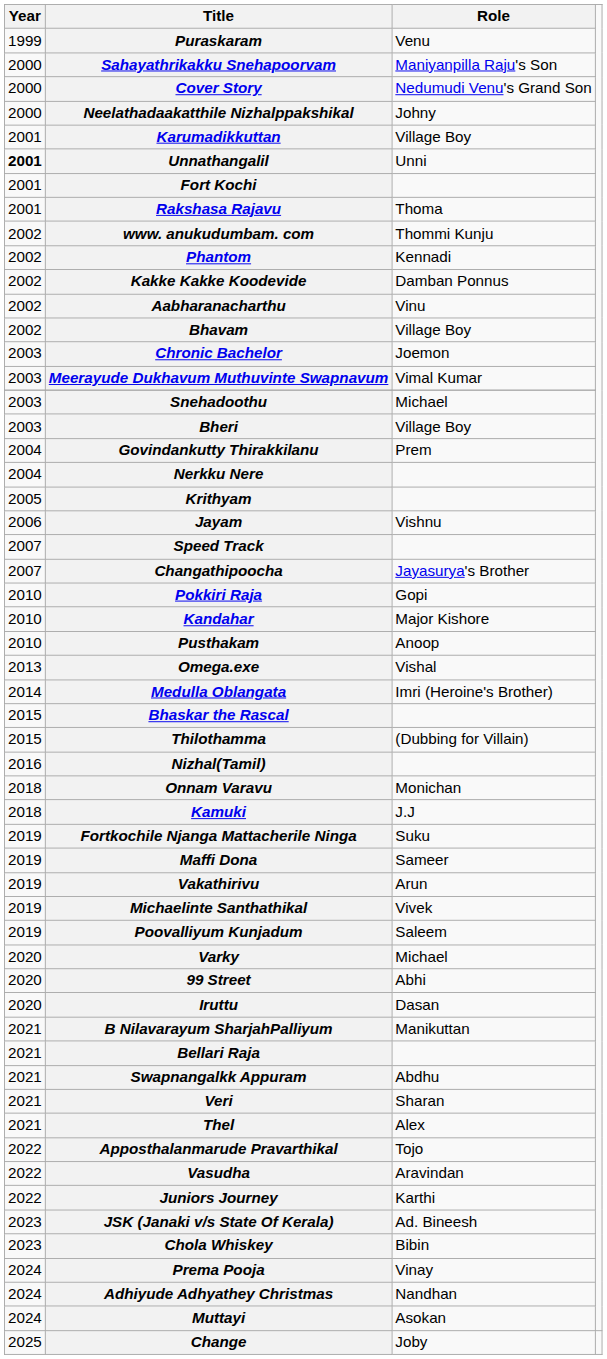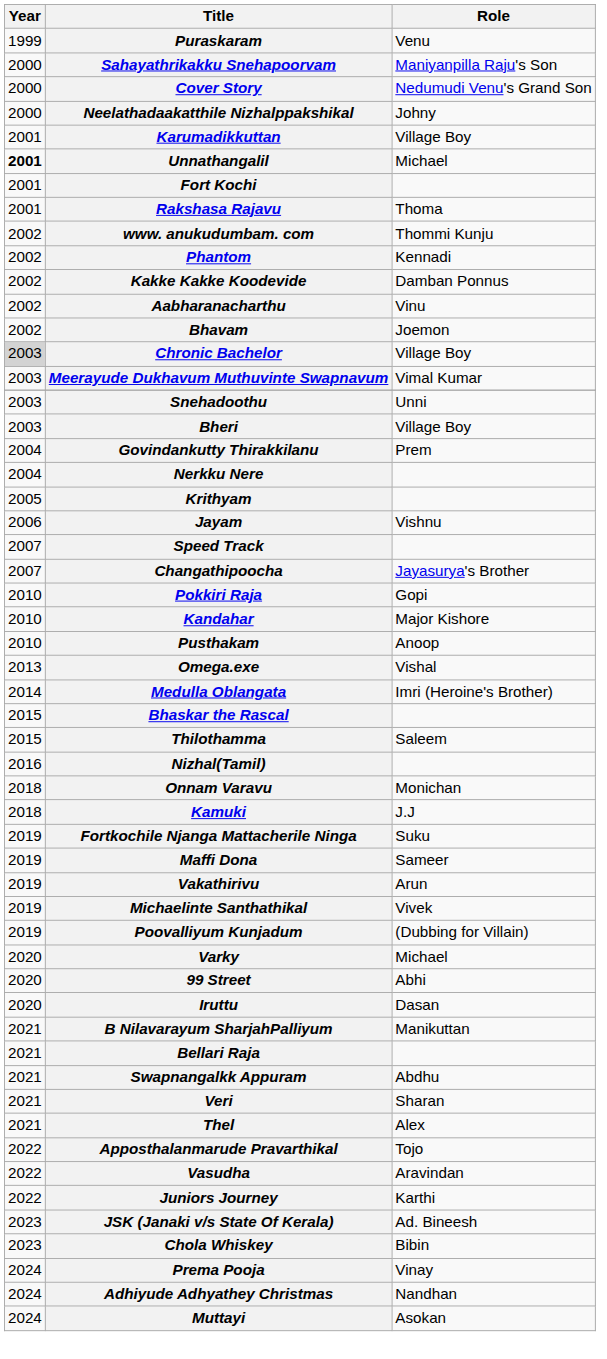(411, 161) Unni -> (422, 161) Michael
(433, 329) Village Boy -> (422, 329) Joemon
(25, 354) no background -> (25, 354) lightgrey background
(422, 354) Joemon -> (433, 354) Village Boy
(422, 402) Michael -> (411, 402) Unni
(462, 739) (Dubbing for Villain) -> (421, 739) Saleem
(421, 932) Saleem -> (462, 932) (Dubbing for Villain)
- row: (219, 1342)
